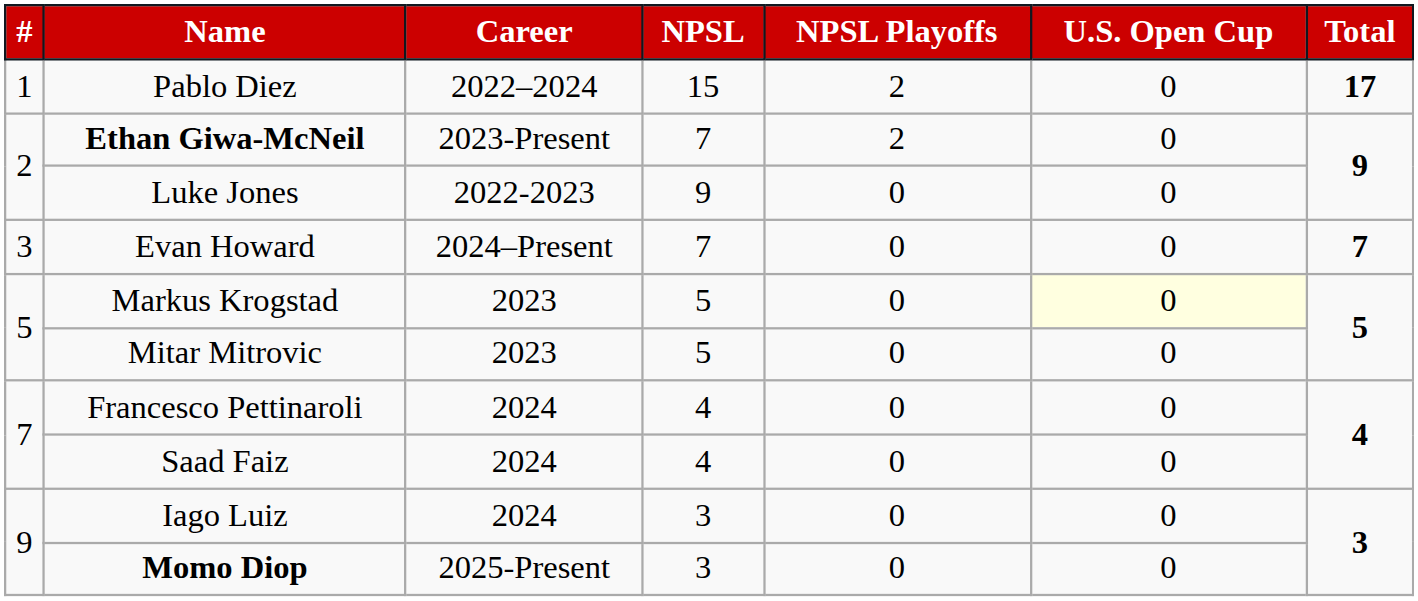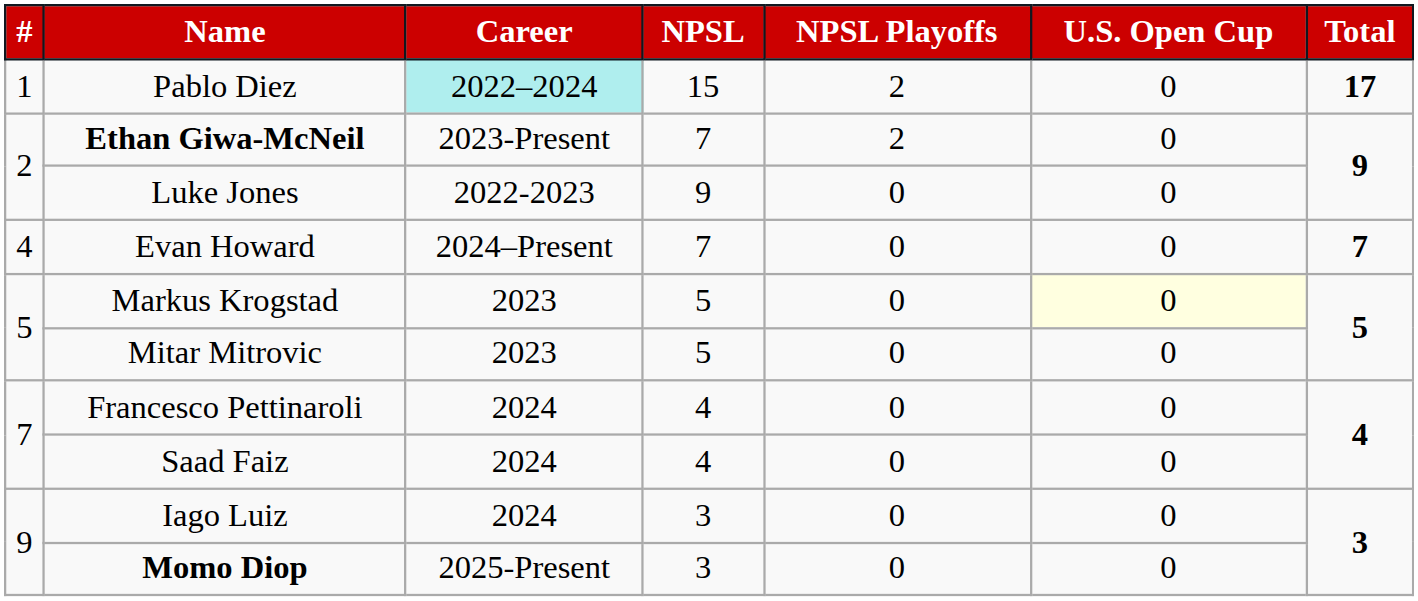(524, 85) no background -> (524, 85) paleturquoise background
(24, 246) 3 -> (24, 246) 4
